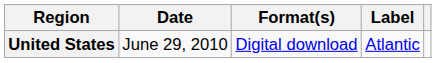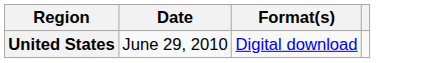- column: (393, 17)
